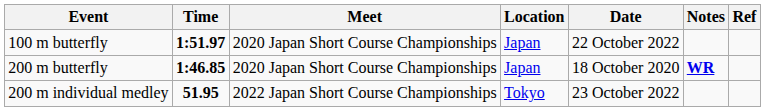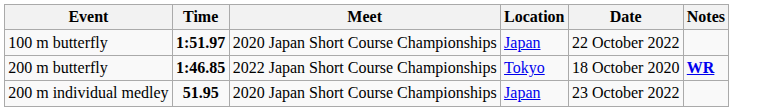- column: (744, 17)
(365, 67) 2020 Japan Short Course Championships -> (365, 67) 2022 Japan Short Course Championships
(522, 67) Japan -> (524, 67) Tokyo
(365, 93) 2022 Japan Short Course Championships -> (365, 93) 2020 Japan Short Course Championships
(524, 93) Tokyo -> (522, 93) Japan
